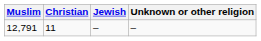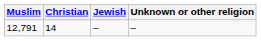(50, 28) 11 -> (51, 28) 14
